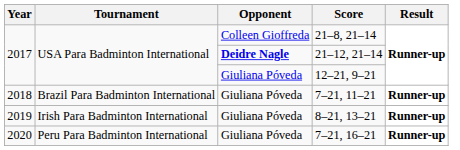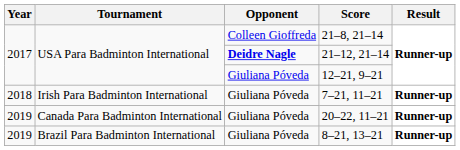(126, 95) Brazil Para Badminton International -> (123, 95) Irish Para Badminton International
+ row: (355, 115)
(123, 115) Irish Para Badminton International -> (126, 136) Brazil Para Badminton International
- row: (346, 136)
